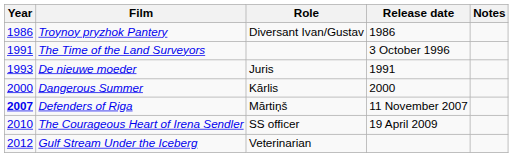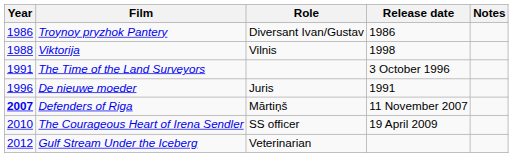+ row: (59, 50)
(20, 69) 1993 -> (20, 87) 1996
- row: (91, 87)
